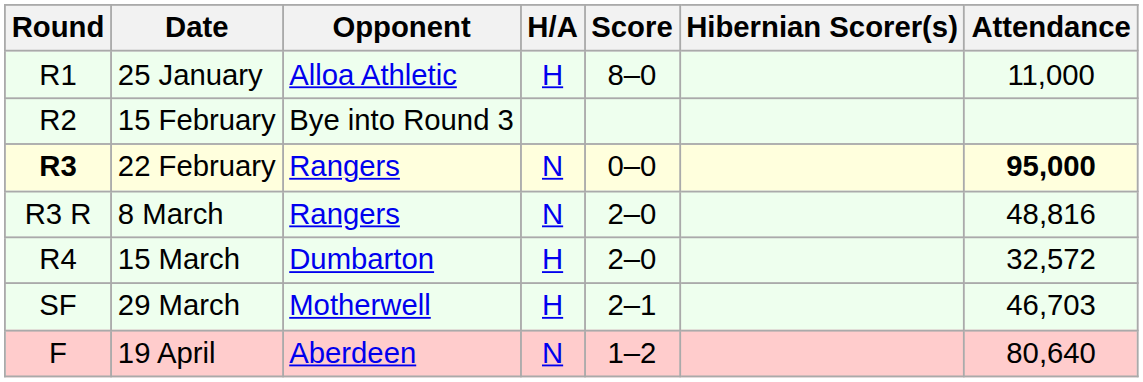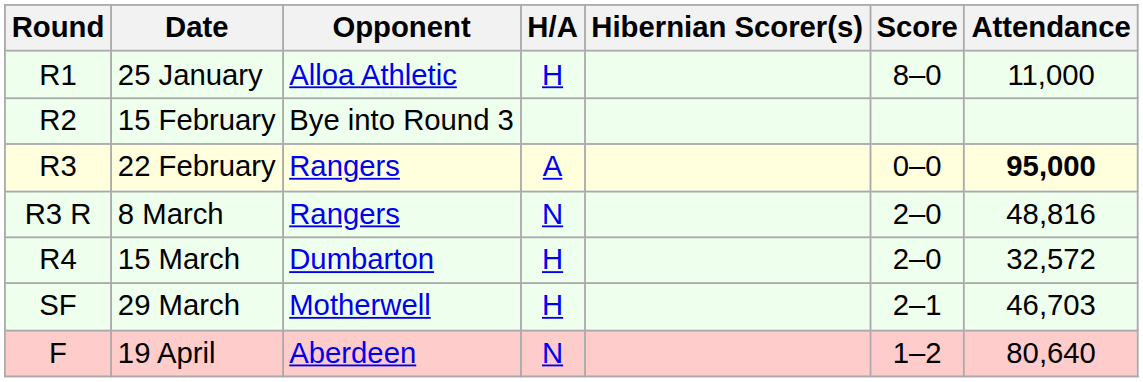columns swapped: (632, 27) <-> (822, 27)
(58, 167) bold -> (58, 167) normal
(553, 167) N -> (553, 167) A
